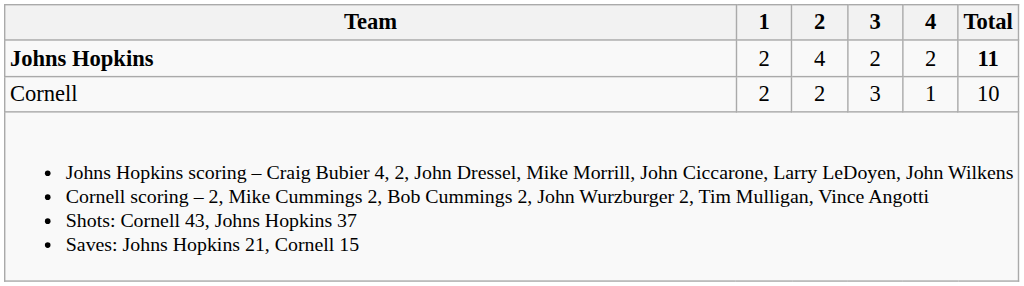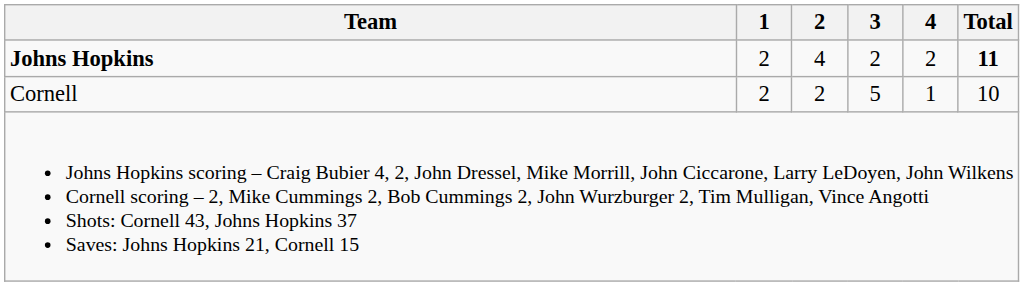(875, 93) 3 -> (875, 93) 5
